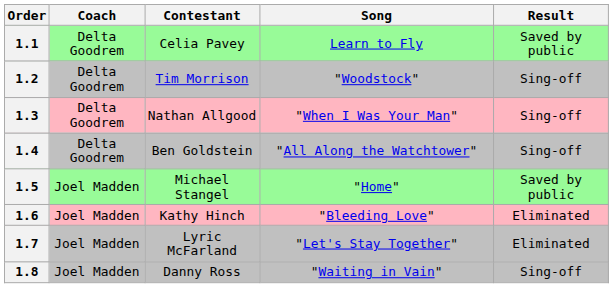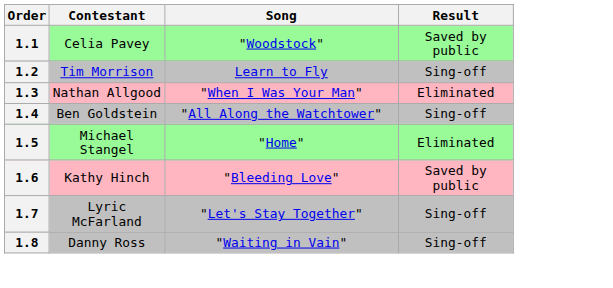- column: (97, 15)
(377, 43) Learn to Fly -> (281, 43) "Woodstock"
(377, 79) "Woodstock" -> (281, 72) Learn to Fly
(551, 115) Sing-off -> (456, 93) Eliminated
(551, 187) Saved by public -> (456, 142) Eliminated
(551, 215) Eliminated -> (456, 178) Saved by public
(551, 243) Eliminated -> (456, 214) Sing-off
